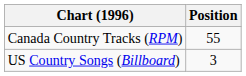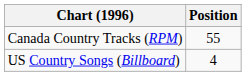(213, 60) 3 -> (213, 60) 4
